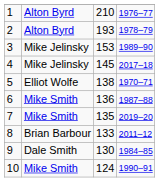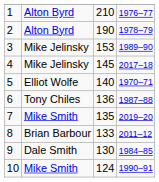(105, 30) 193 -> (105, 30) 190
(105, 82) 138 -> (105, 82) 140
(51, 99) Mike Smith -> (52, 99) Tony Chiles
